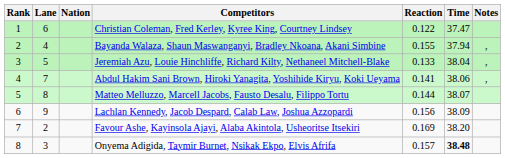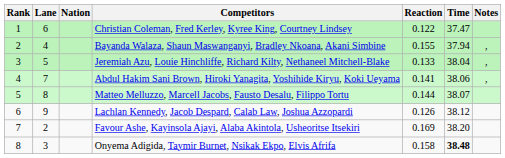(424, 112) 0.156 -> (424, 112) 0.126
(458, 112) 38.09 -> (458, 112) 38.12
(424, 145) 0.157 -> (424, 145) 0.158
